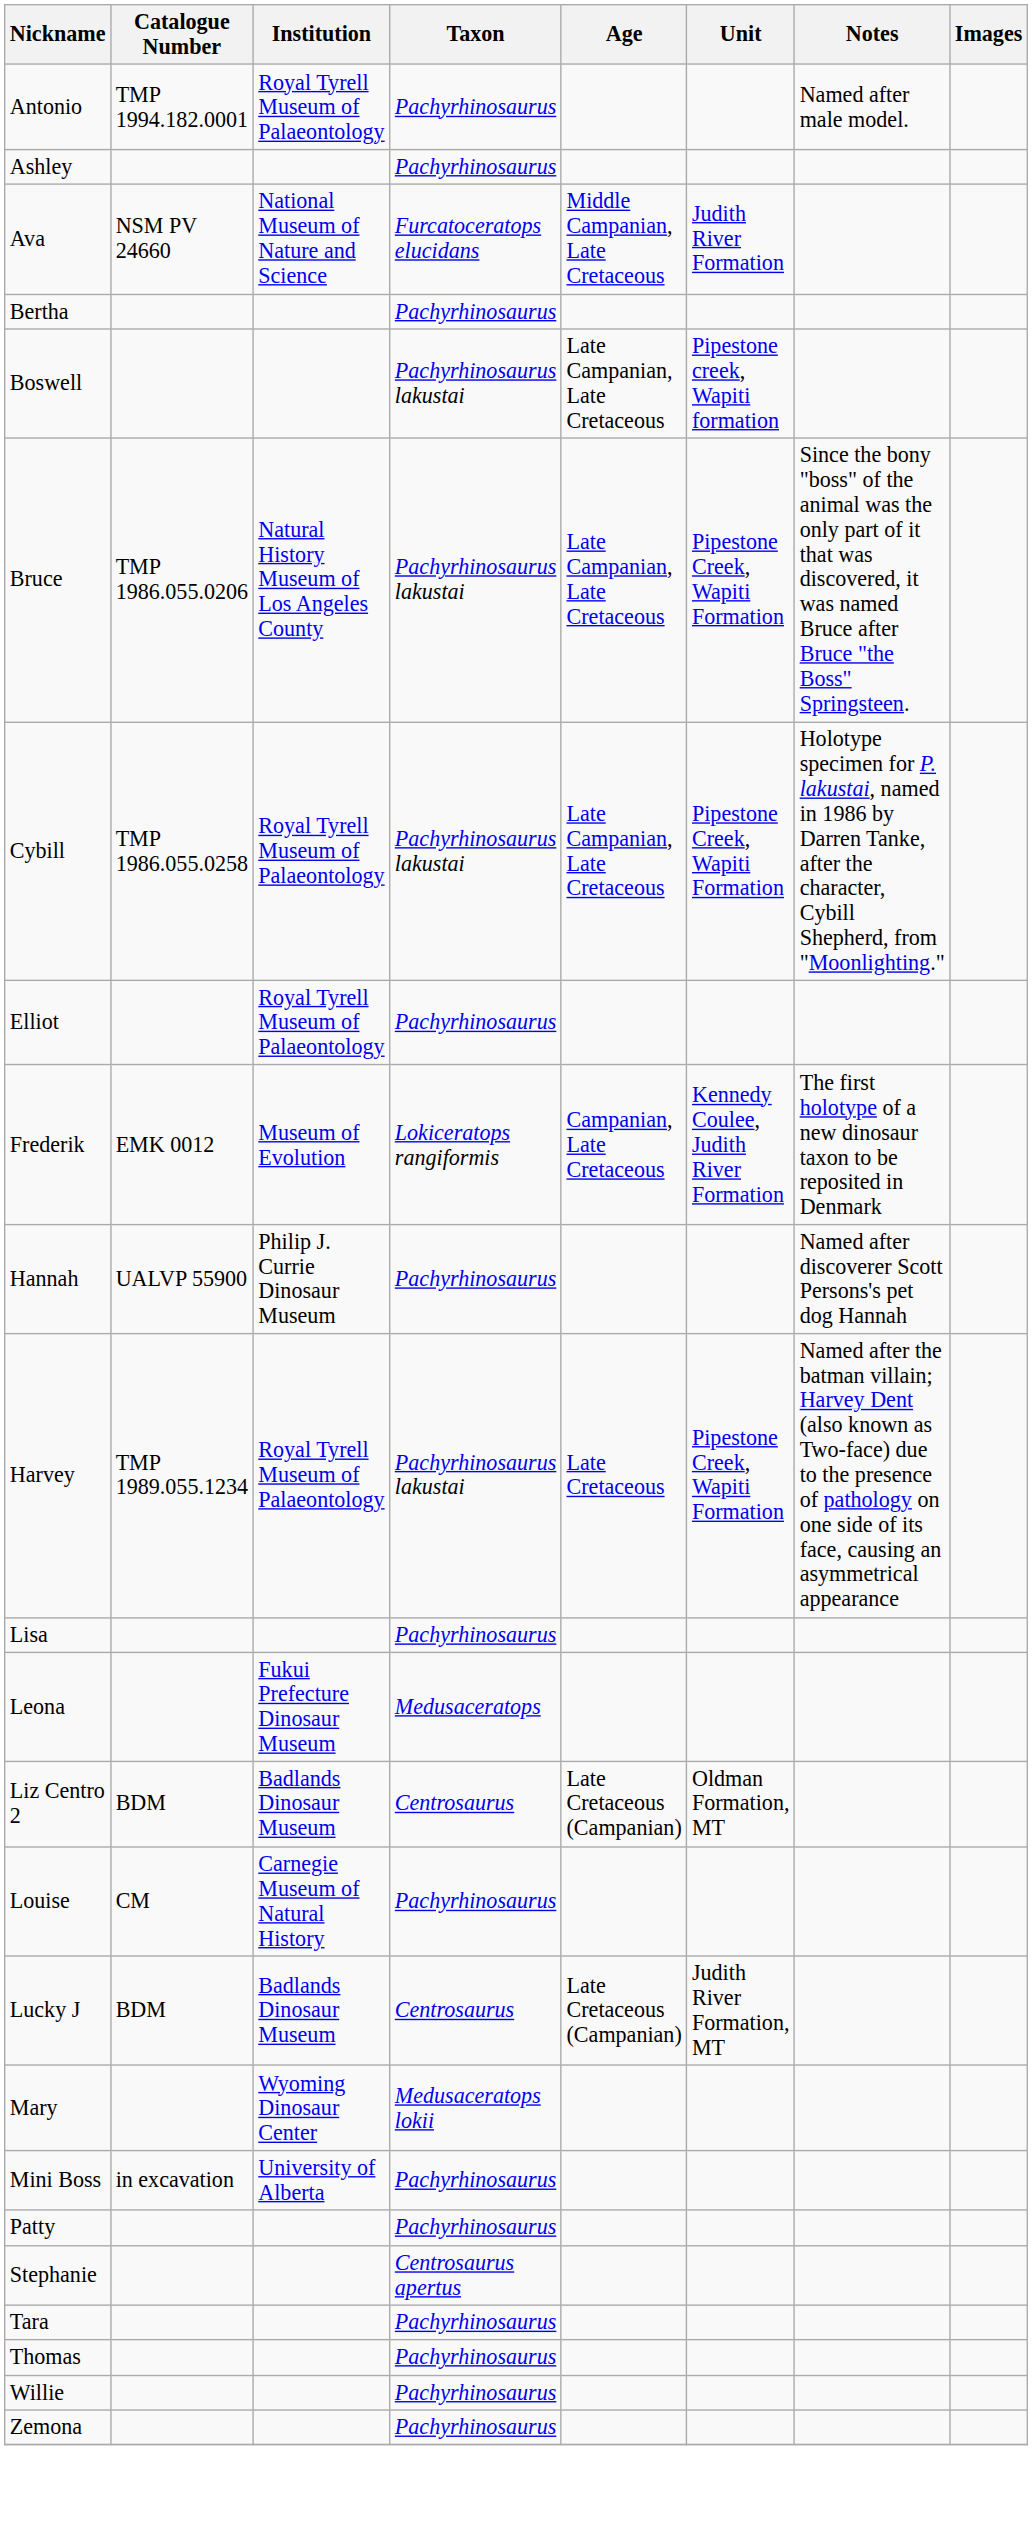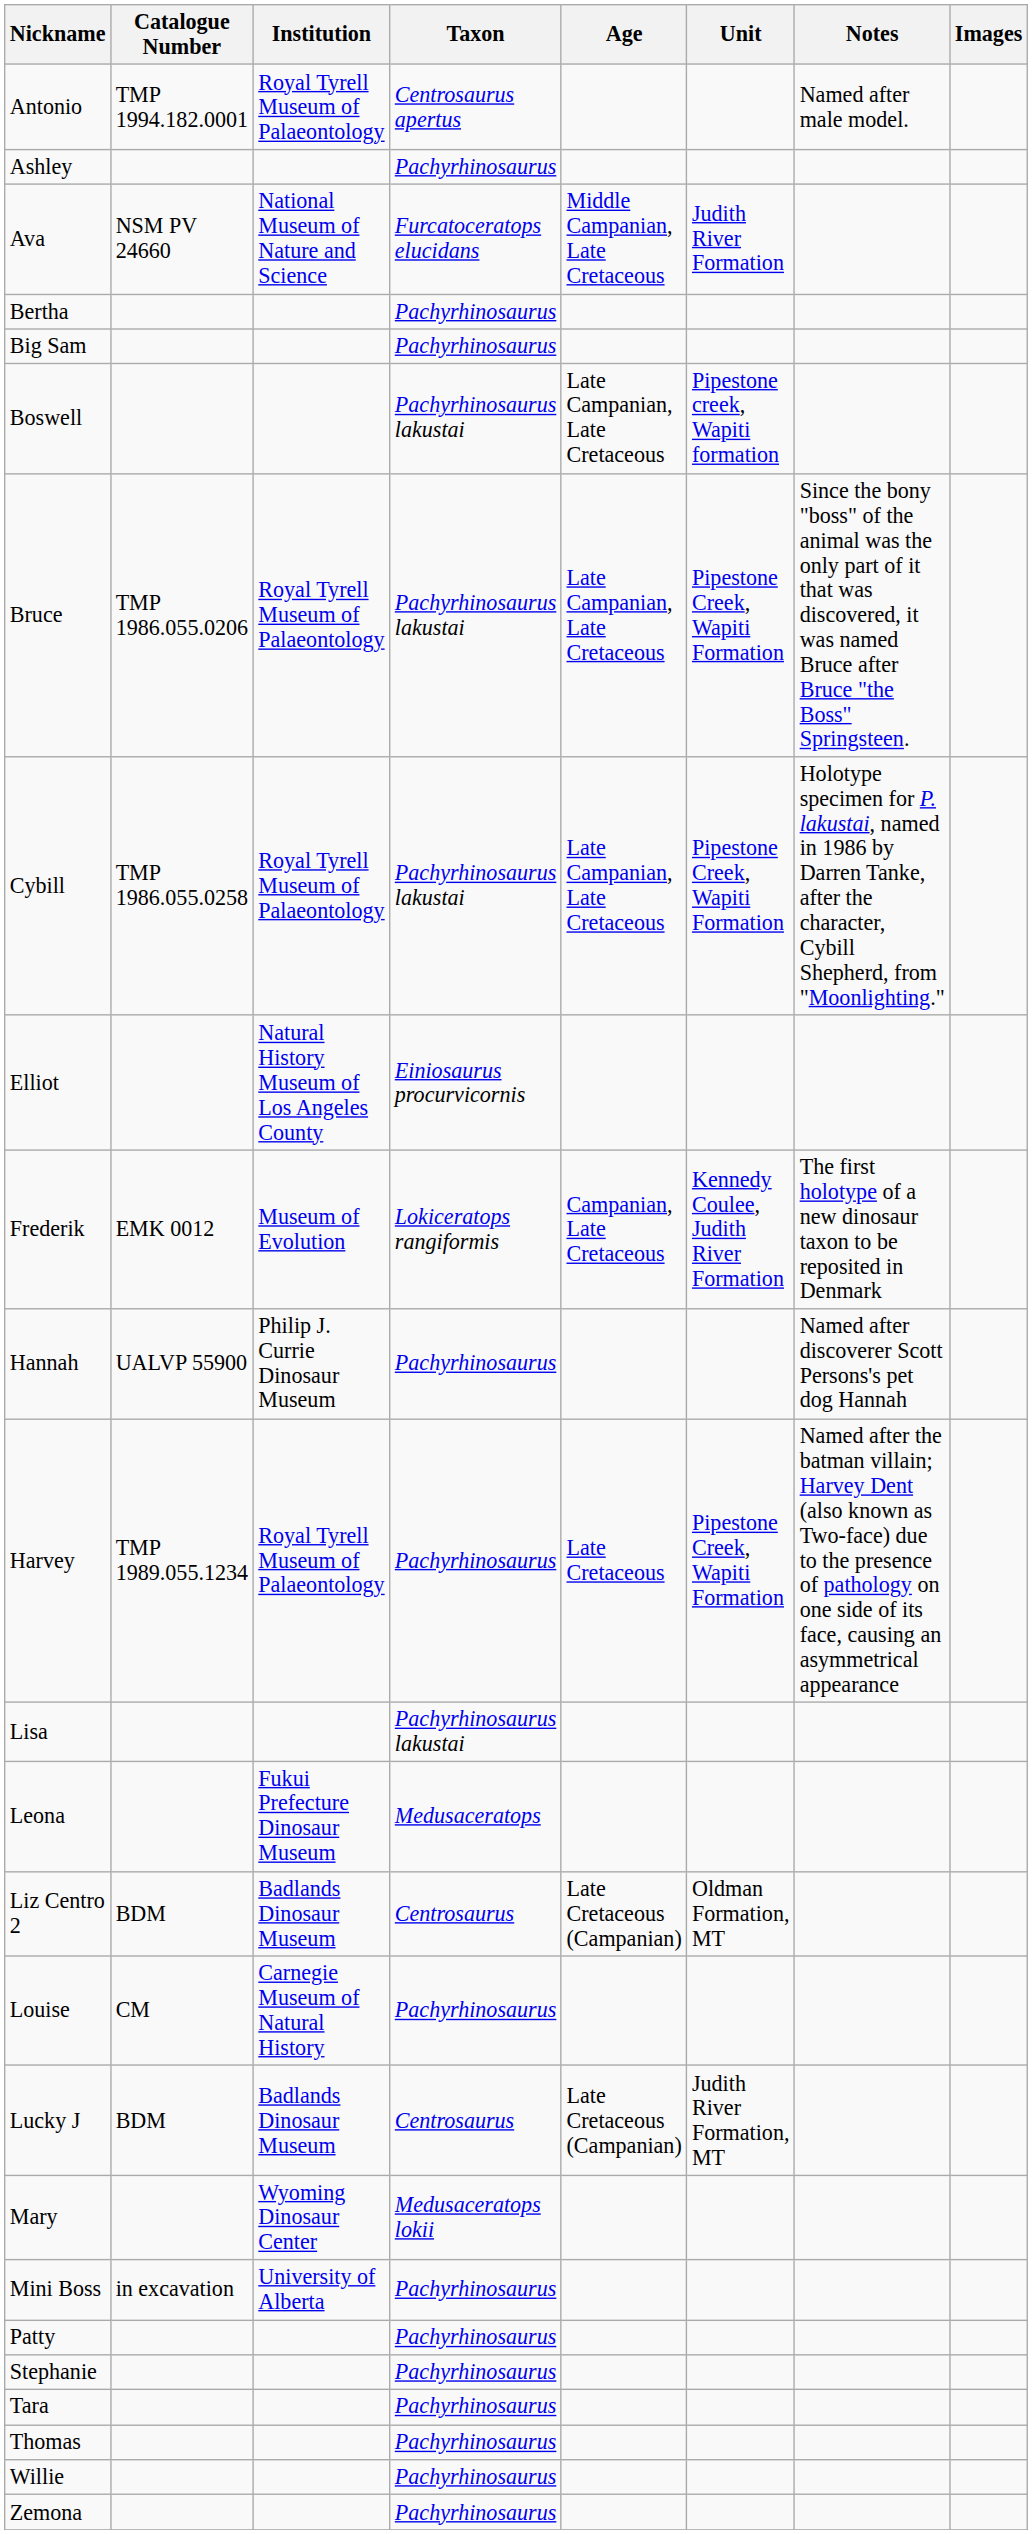(476, 106) Pachyrhinosaurus -> (455, 106) Centrosaurus apertus
+ row: (48, 346)
(313, 579) Natural History Museum of Los Angeles County -> (321, 614) Royal Tyrell Museum of Palaeontology
(321, 1022) Royal Tyrell Museum of Palaeontology -> (313, 1082) Natural History Museum of Los Angeles County
(476, 1022) Pachyrhinosaurus -> (460, 1082) Einiosaurus procurvicornis
(476, 1475) Pachyrhinosaurus lakustai -> (476, 1560) Pachyrhinosaurus
(476, 1634) Pachyrhinosaurus -> (476, 1731) Pachyrhinosaurus lakustai
(455, 2274) Centrosaurus apertus -> (476, 2371) Pachyrhinosaurus
